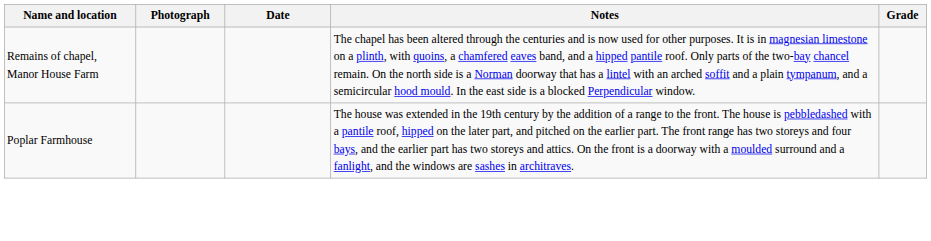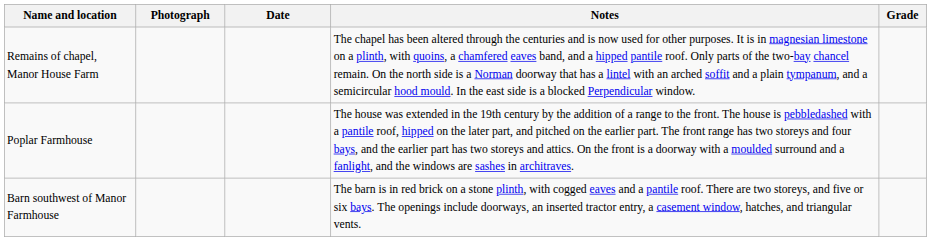+ row: (67, 207)
